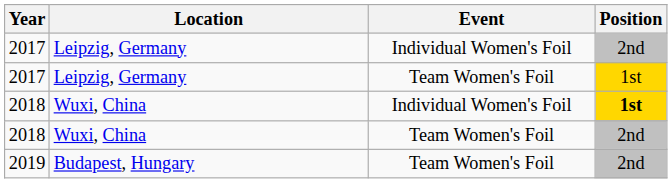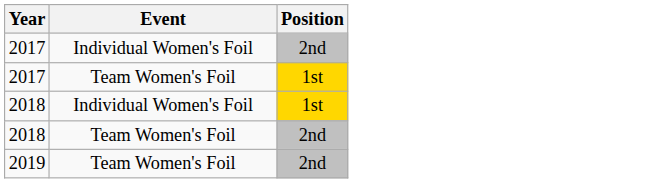- column: (209, 18)
(631, 105) bold -> (312, 105) normal
